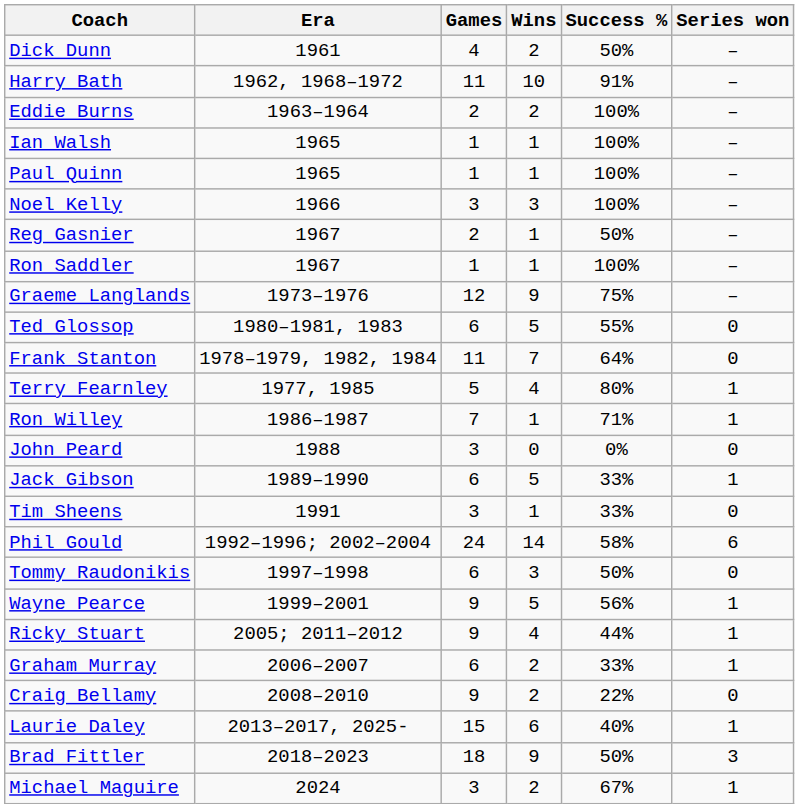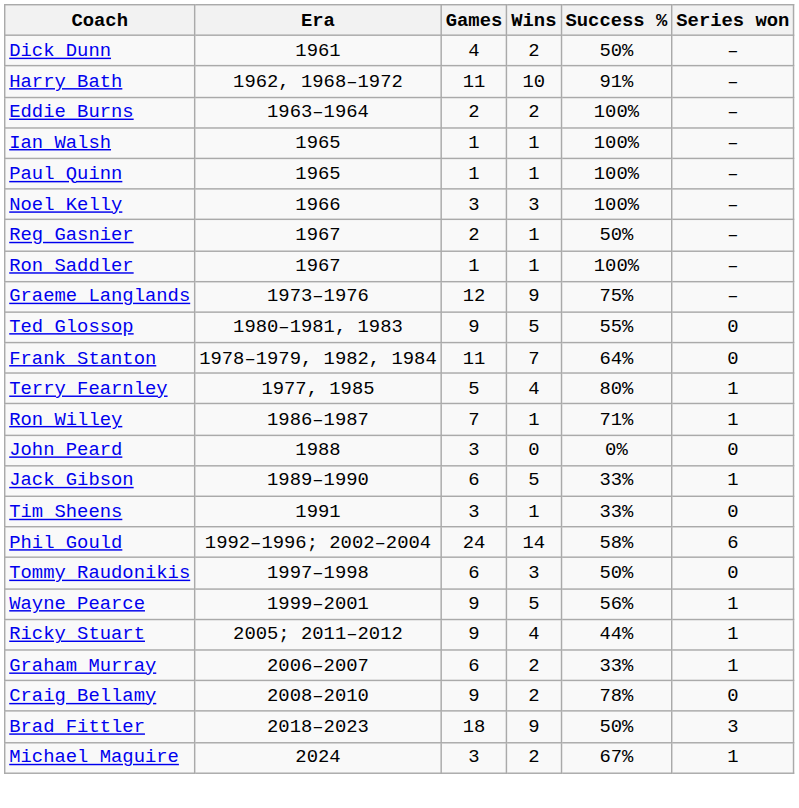(474, 327) 6 -> (474, 327) 9
(616, 696) 22% -> (616, 696) 78%
- row: (77, 727)
